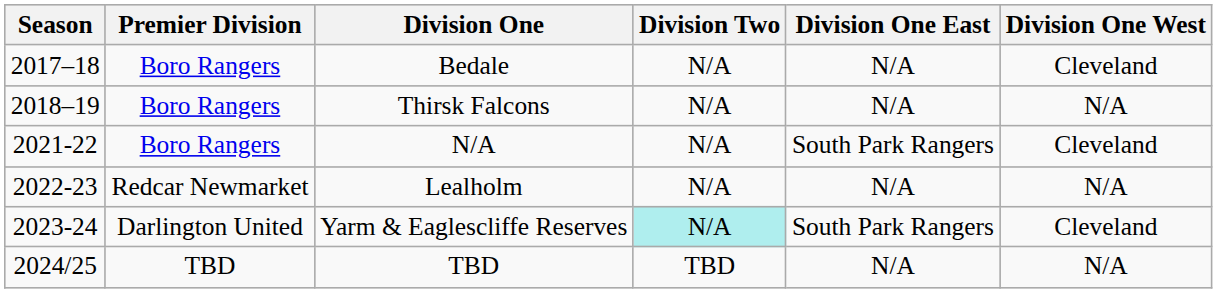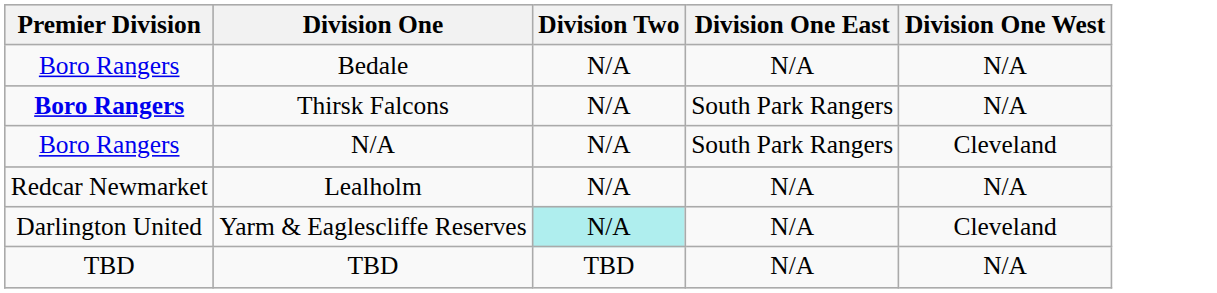- column: (55, 24)
(1106, 65) Cleveland -> (1005, 65) N/A
(210, 105) normal -> (109, 105) bold
(893, 105) N/A -> (792, 105) South Park Rangers
(893, 226) South Park Rangers -> (792, 226) N/A
